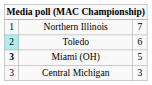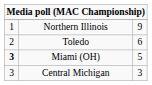(140, 27) 7 -> (140, 27) 9
(12, 42) paleturquoise background -> (12, 42) no background
